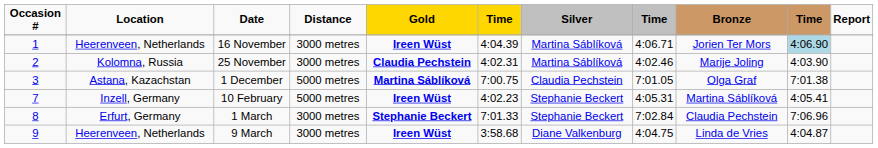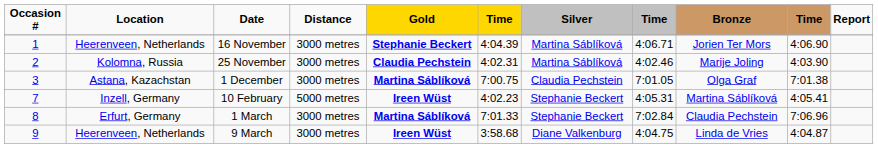(422, 44) Ireen Wüst -> (422, 44) Stephanie Beckert
(809, 44) lightblue background -> (809, 44) no background
(328, 80) 5000 metres -> (328, 80) 3000 metres
(422, 116) Stephanie Beckert -> (422, 116) Martina Sáblíková
